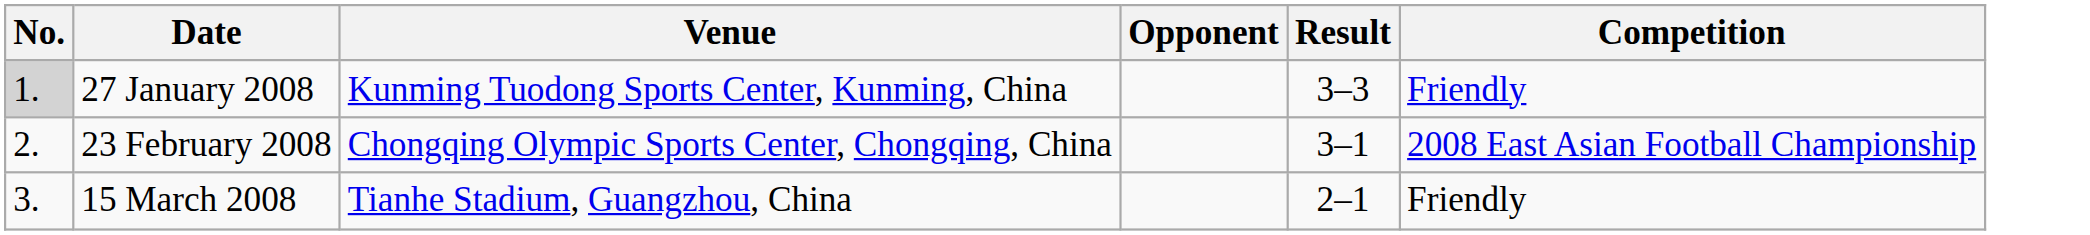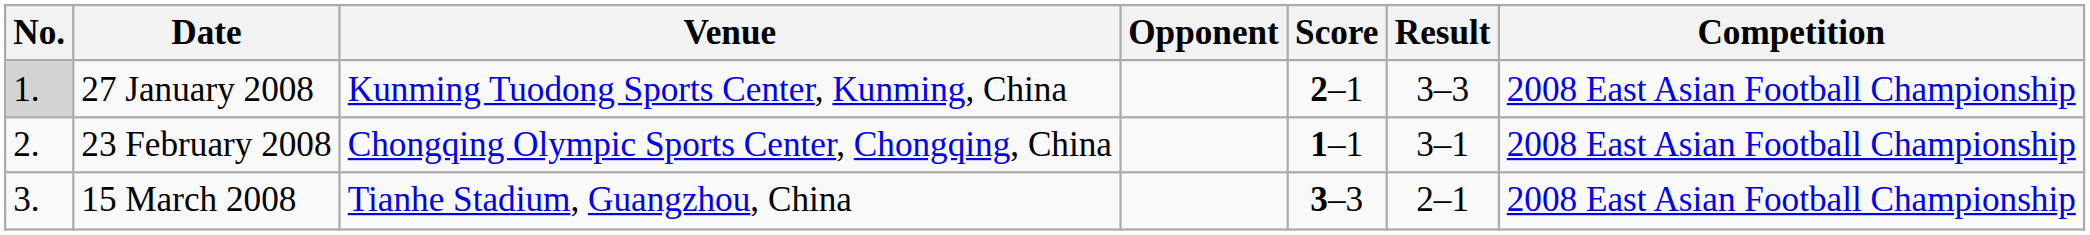+ column: (1337, 32)
(1467, 88) Friendly -> (1791, 88) 2008 East Asian Football Championship
(1467, 199) Friendly -> (1791, 199) 2008 East Asian Football Championship
